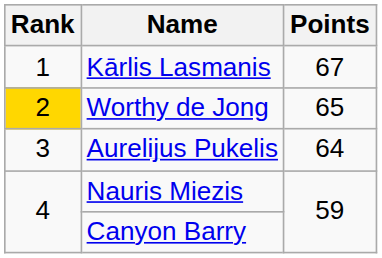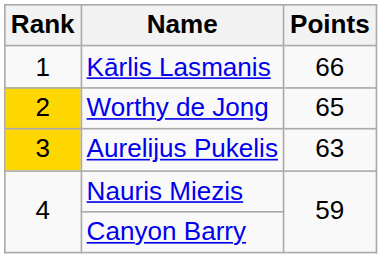(330, 66) 67 -> (330, 66) 66
(43, 149) no background -> (43, 149) gold background
(330, 149) 64 -> (330, 149) 63
